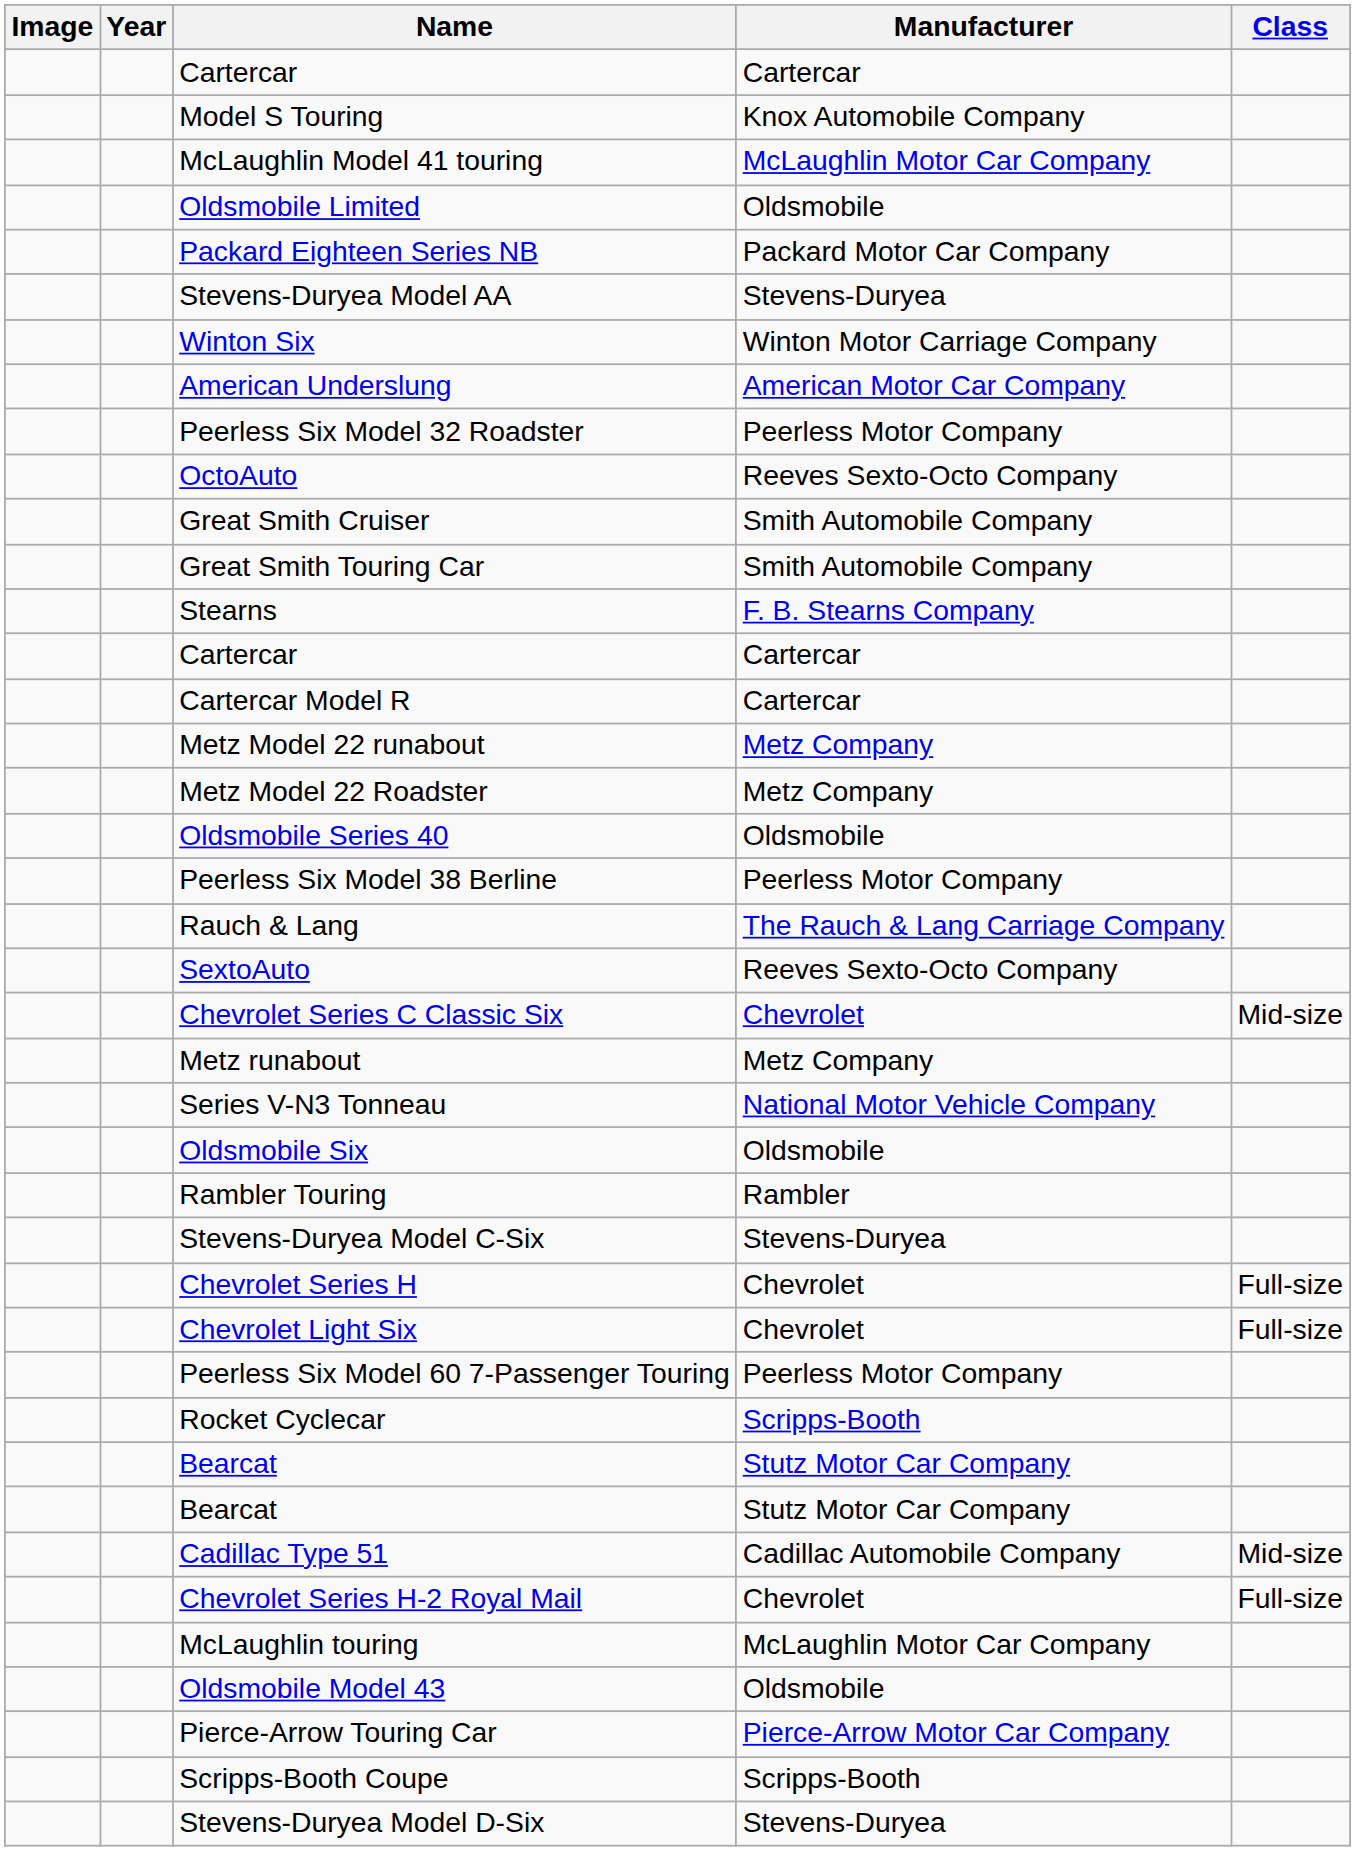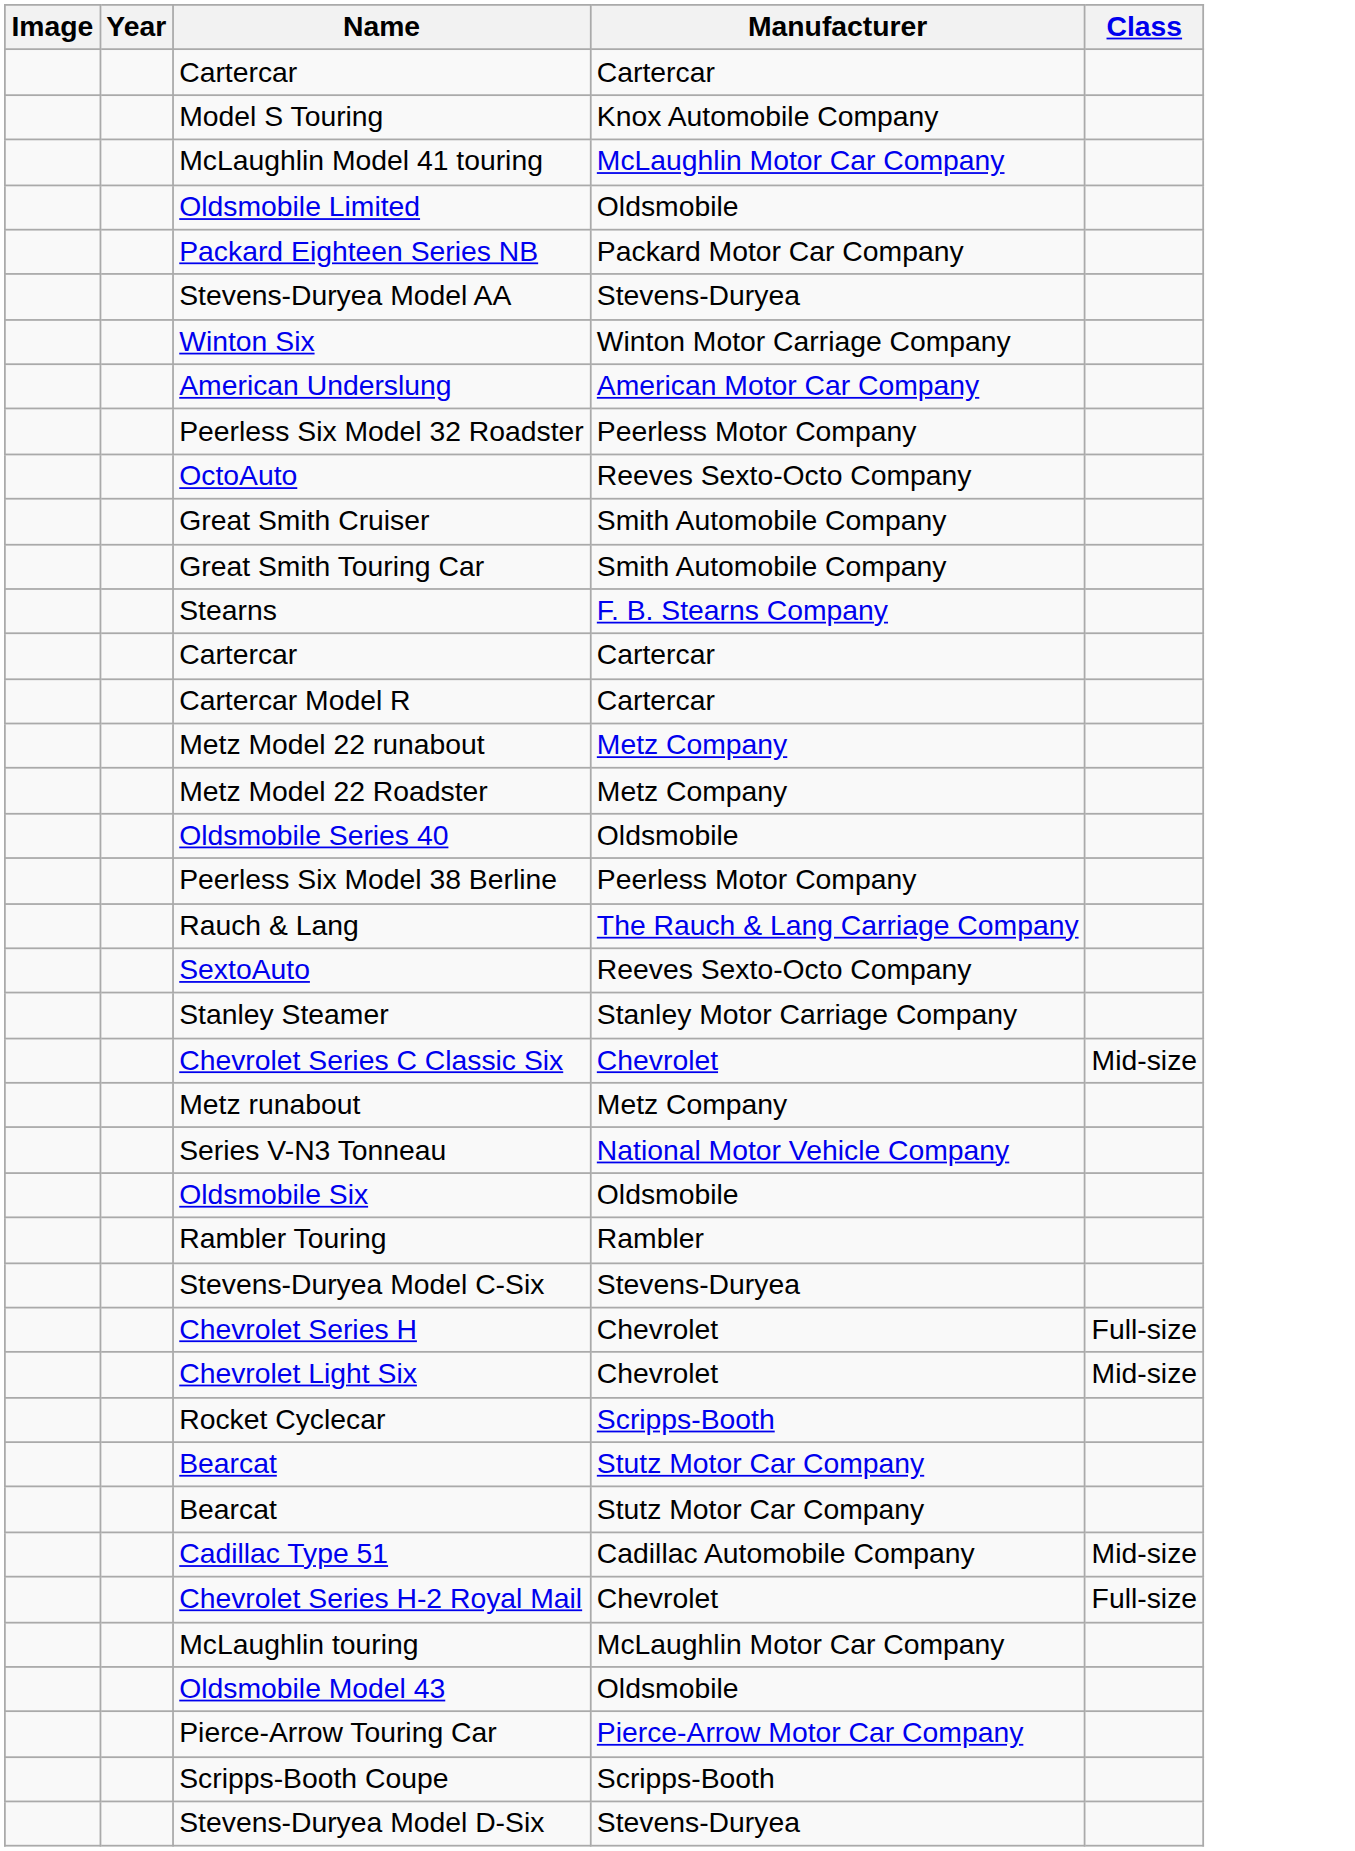+ row: (284, 1015)
(1290, 1329) Full-size -> (1144, 1374) Mid-size
- row: (454, 1374)
